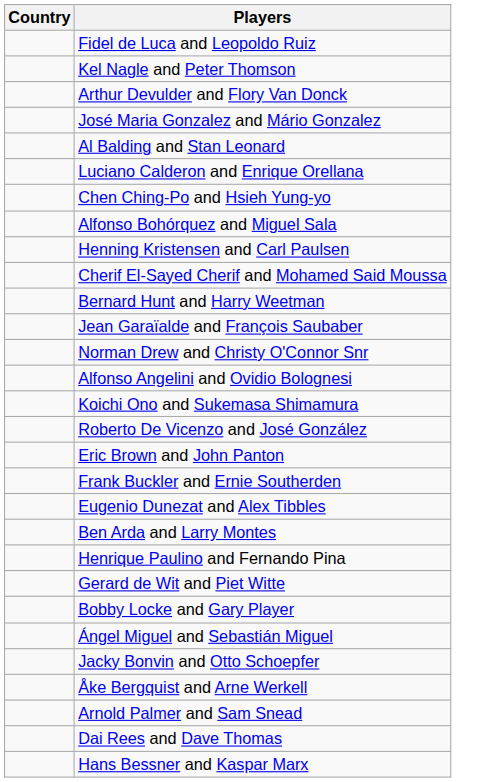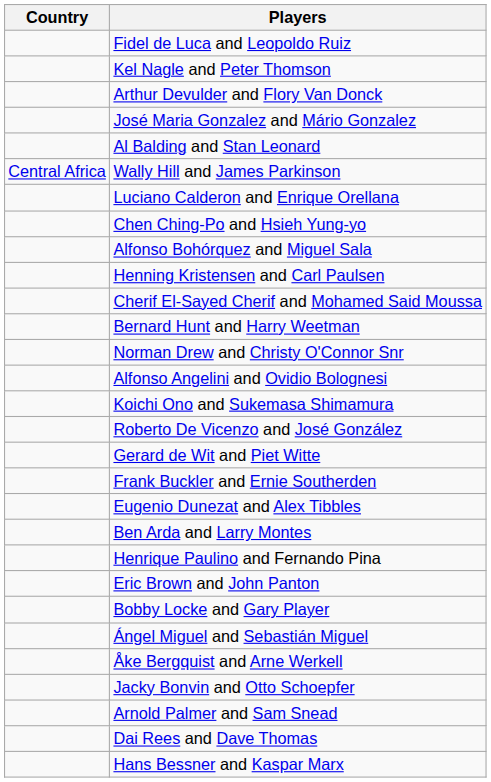+ row: (227, 172)
- row: (220, 327)
rows swapped: (182, 584) <-> (181, 455)
rows swapped: (193, 687) <-> (199, 661)
